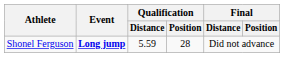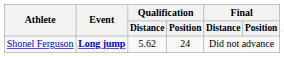(147, 44) 5.59 -> (147, 44) 5.62
(185, 44) 28 -> (185, 44) 24
